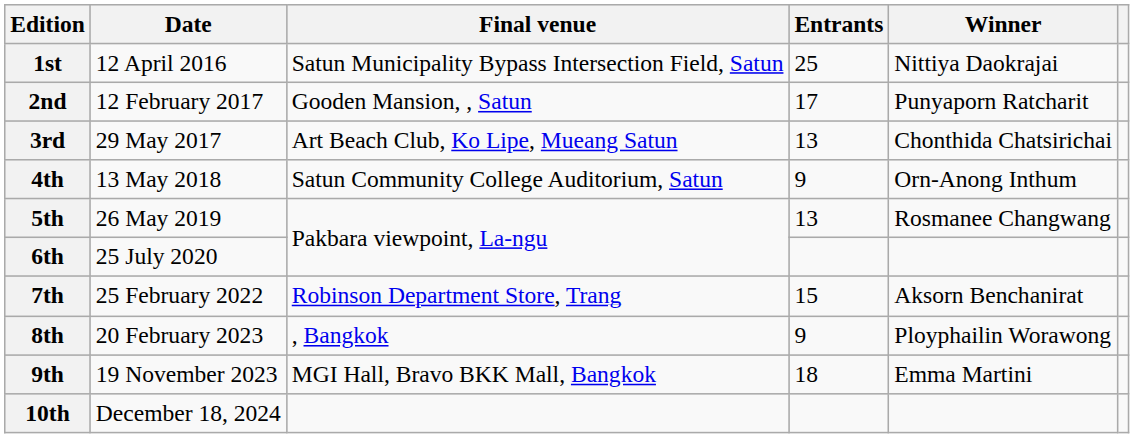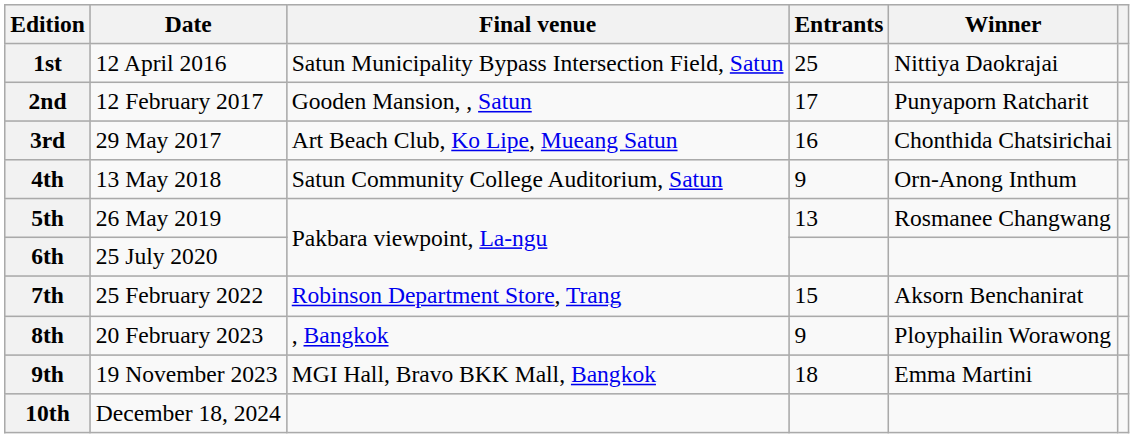(806, 140) 13 -> (806, 140) 16
